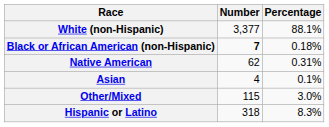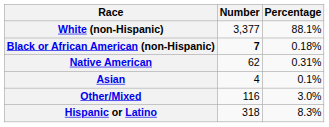(251, 96) 115 -> (251, 96) 116
